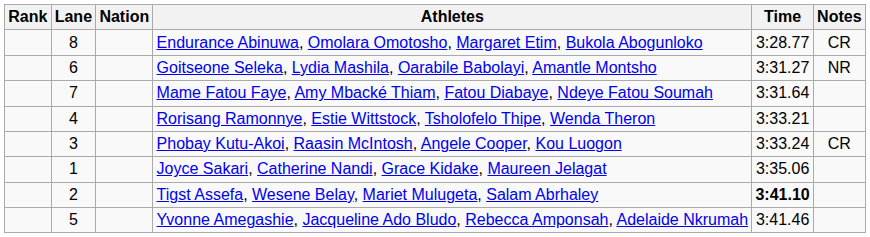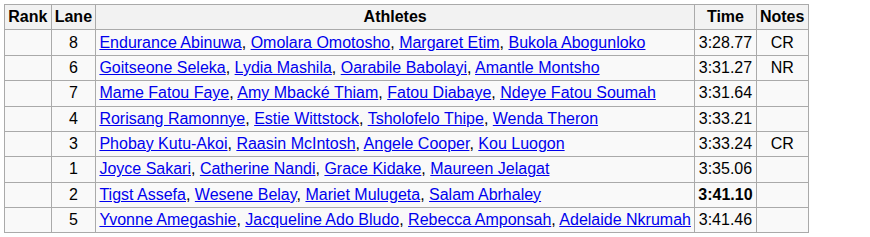- column: (124, 17)
